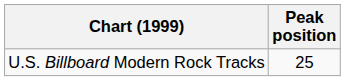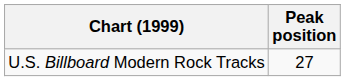(304, 62) 25 -> (304, 62) 27
